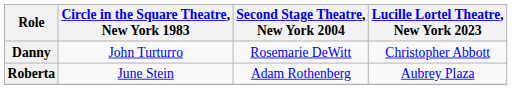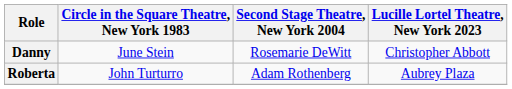(146, 52) John Turturro -> (146, 52) June Stein
(146, 73) June Stein -> (146, 73) John Turturro
